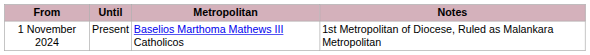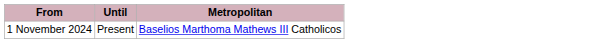- column: (452, 13)
